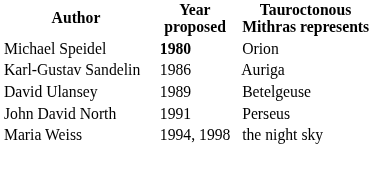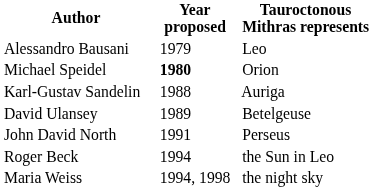+ row: (66, 48)
(172, 70) 1986 -> (172, 92) 1988
+ row: (41, 156)
